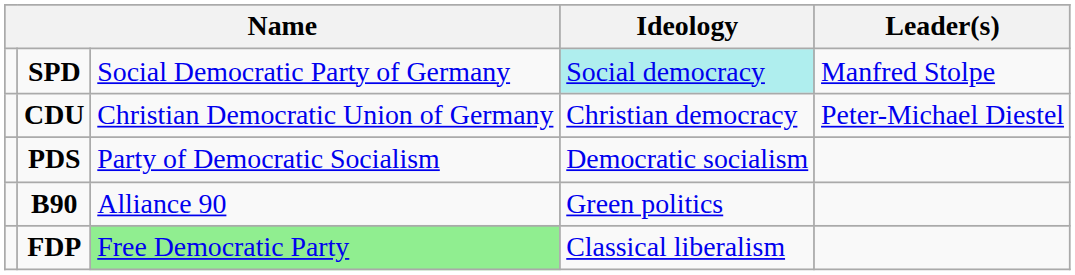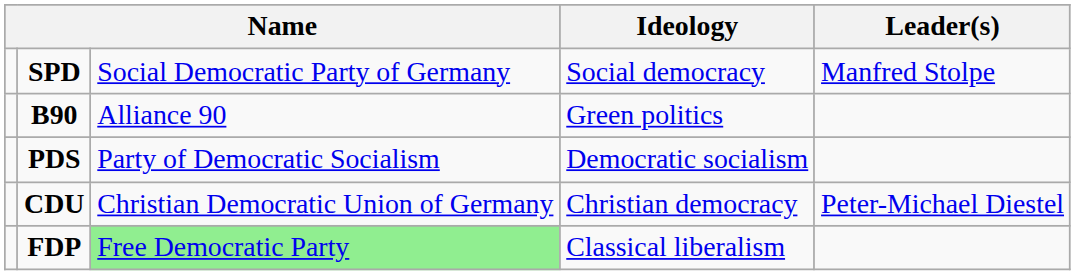(666, 70) paleturquoise background -> (666, 70) no background
rows swapped: (54, 114) <-> (54, 203)
